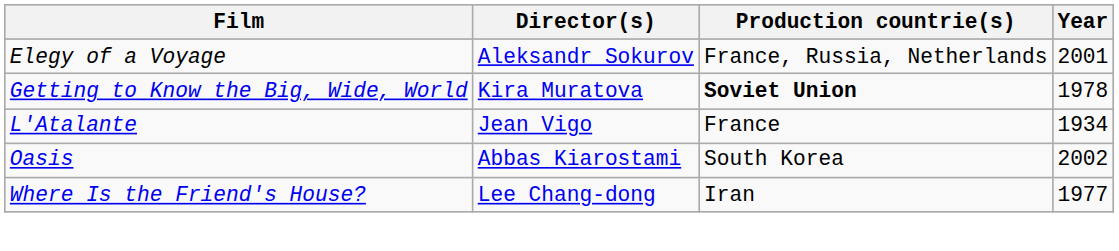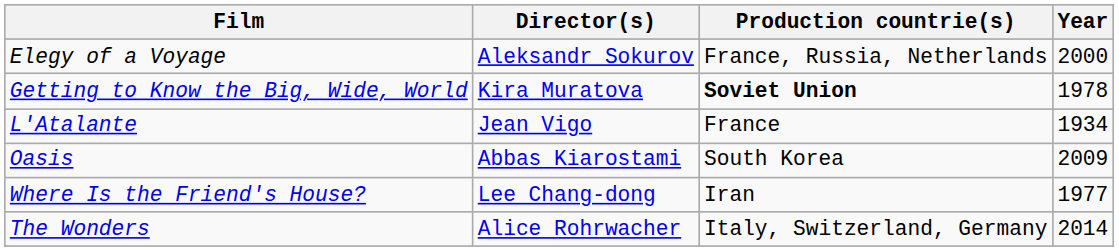(1083, 57) 2001 -> (1083, 57) 2000
(1083, 160) 2002 -> (1083, 160) 2009
+ row: (80, 229)
